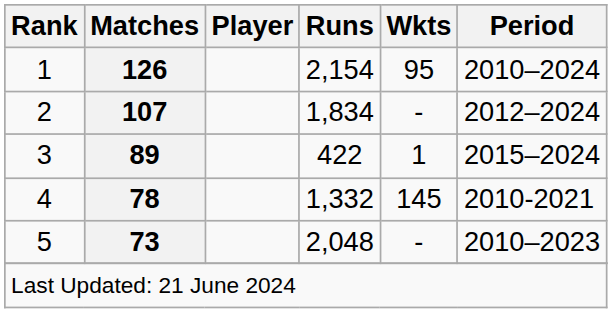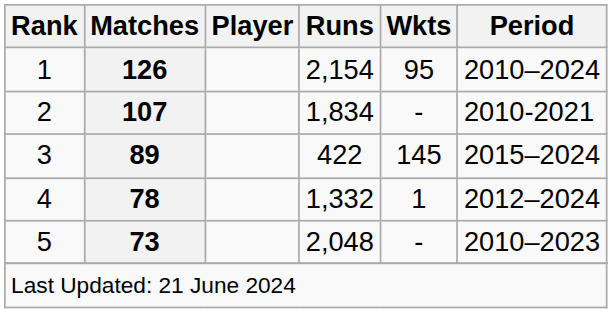(532, 112) 2012–2024 -> (529, 112) 2010-2021
(419, 155) 1 -> (419, 155) 145
(419, 198) 145 -> (419, 198) 1
(529, 198) 2010-2021 -> (532, 198) 2012–2024
